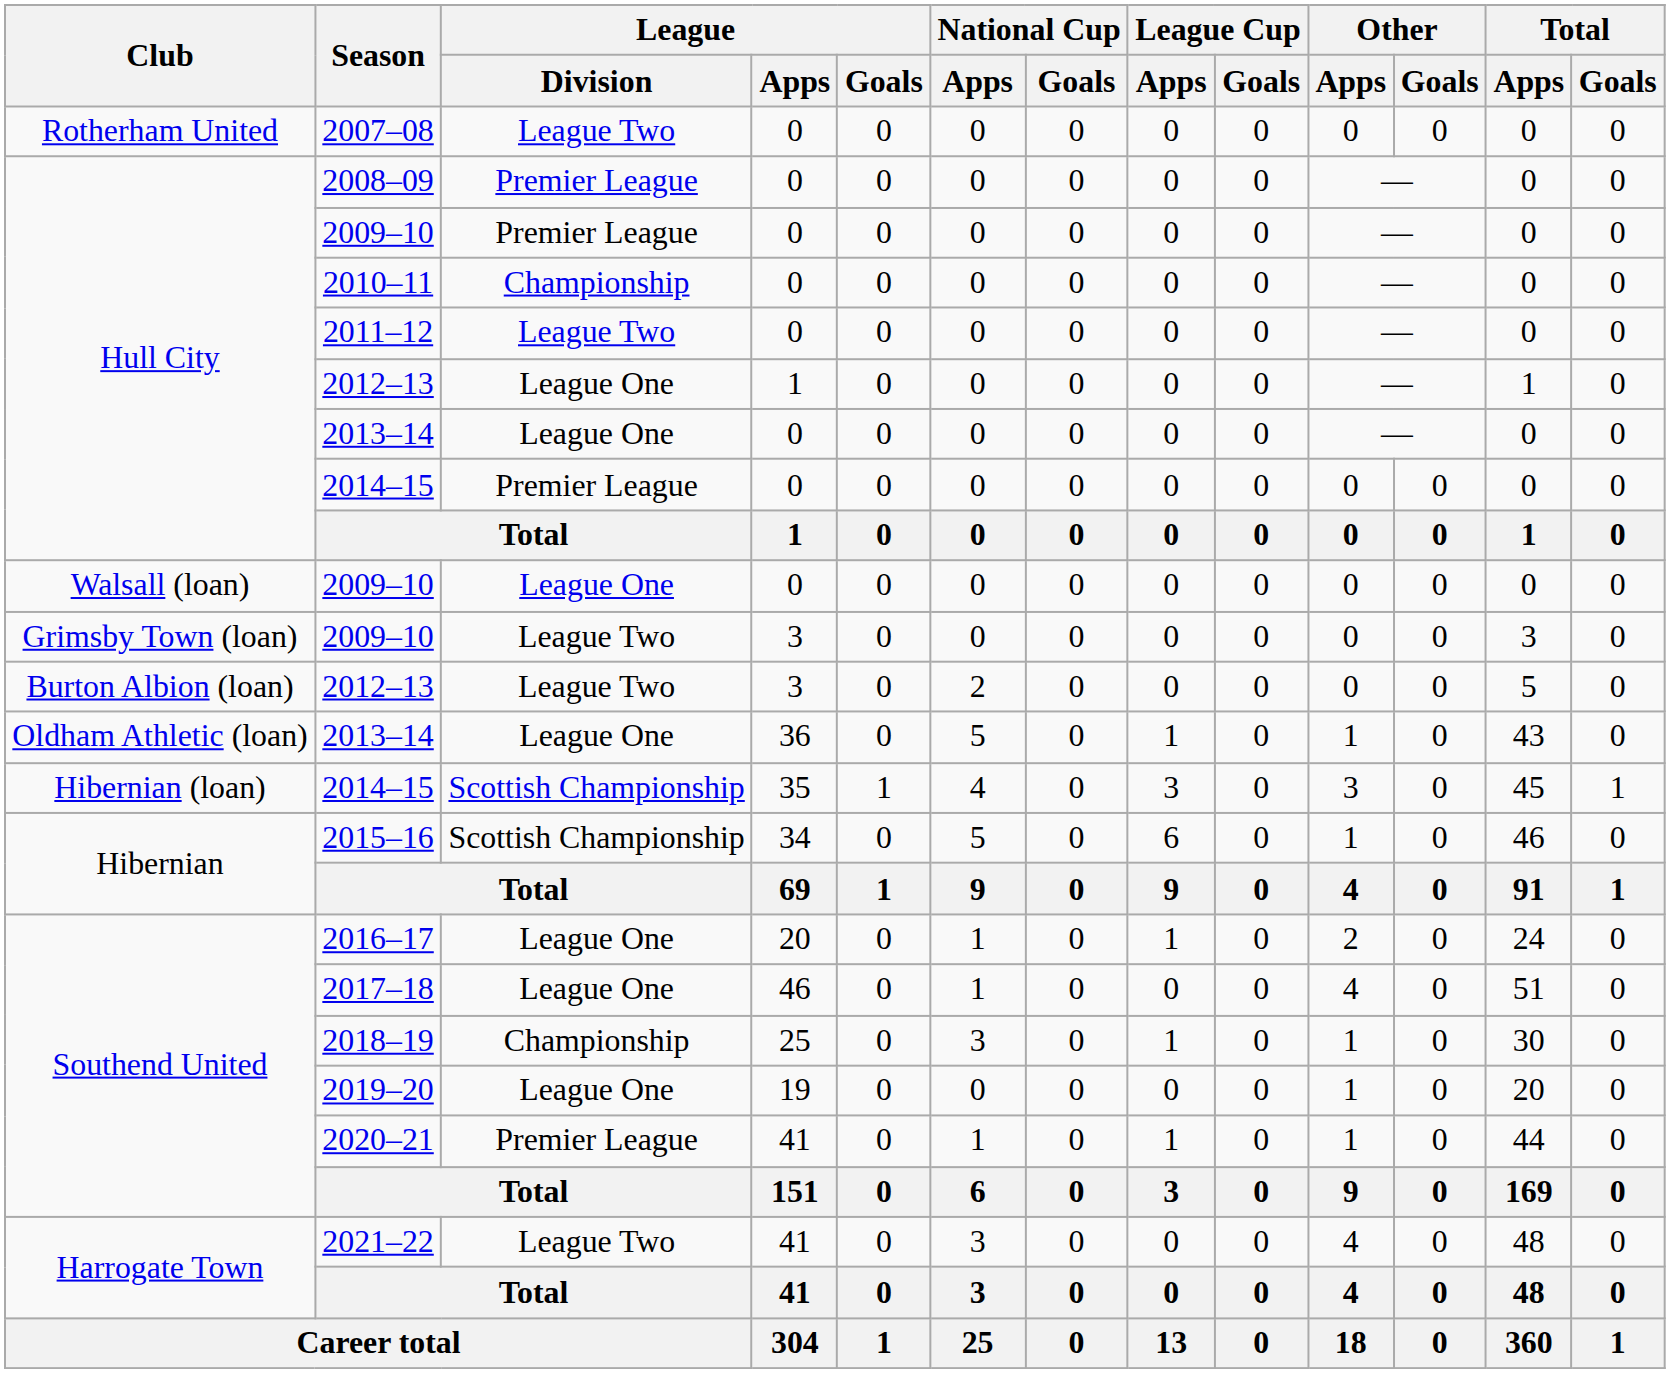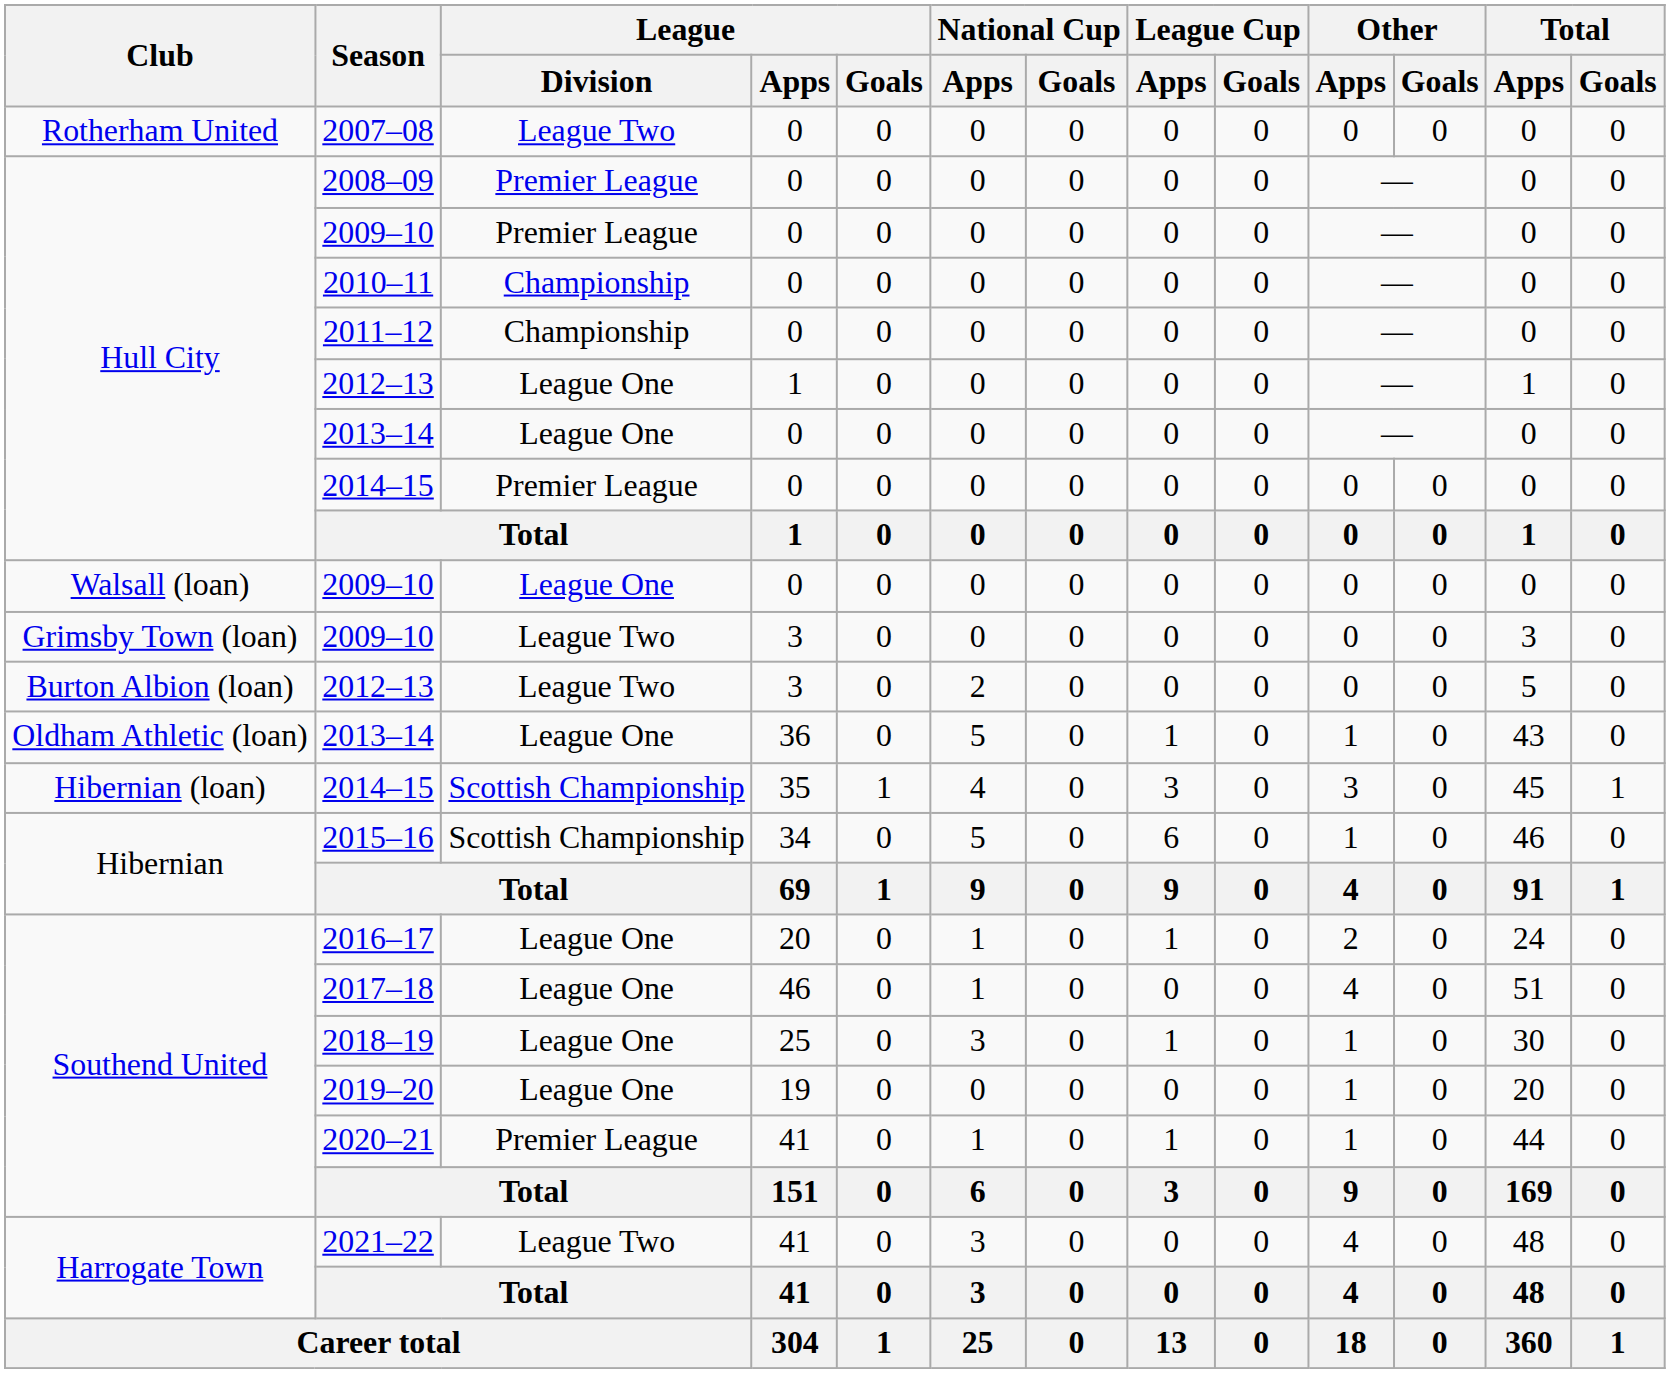(597, 332) League Two -> (597, 332) Championship
(597, 1039) Championship -> (597, 1039) League One
